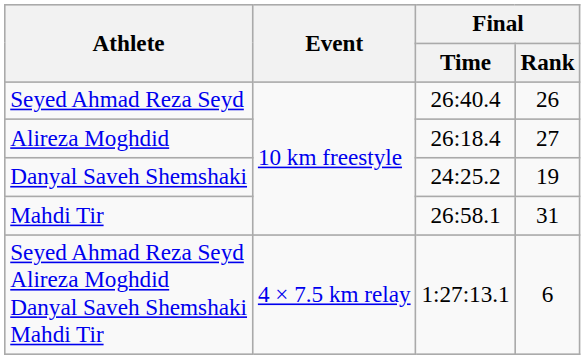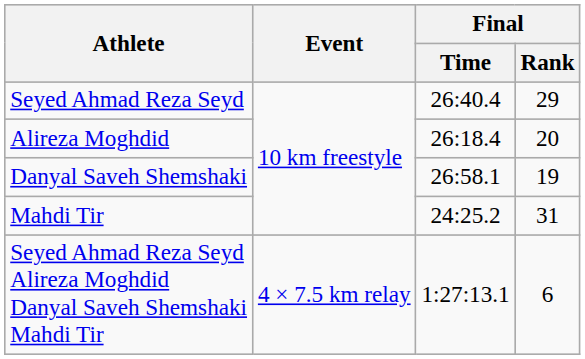(548, 100) 26 -> (548, 100) 29
(548, 138) 27 -> (548, 138) 20
(466, 176) 24:25.2 -> (466, 176) 26:58.1
(466, 215) 26:58.1 -> (466, 215) 24:25.2
